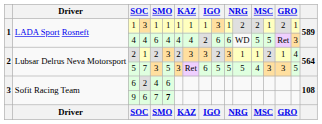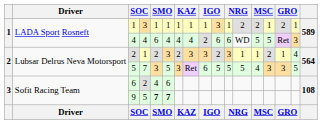(145, 97) 6 -> (145, 97) 5
(156, 97) normal -> (156, 97) bold
